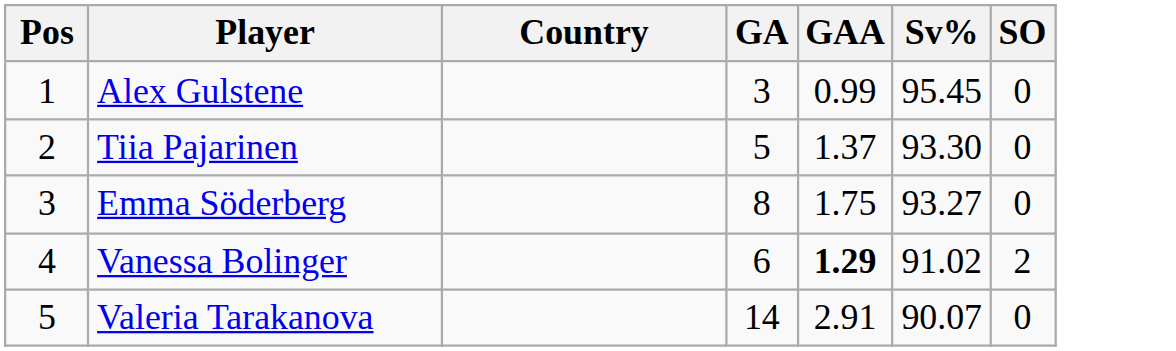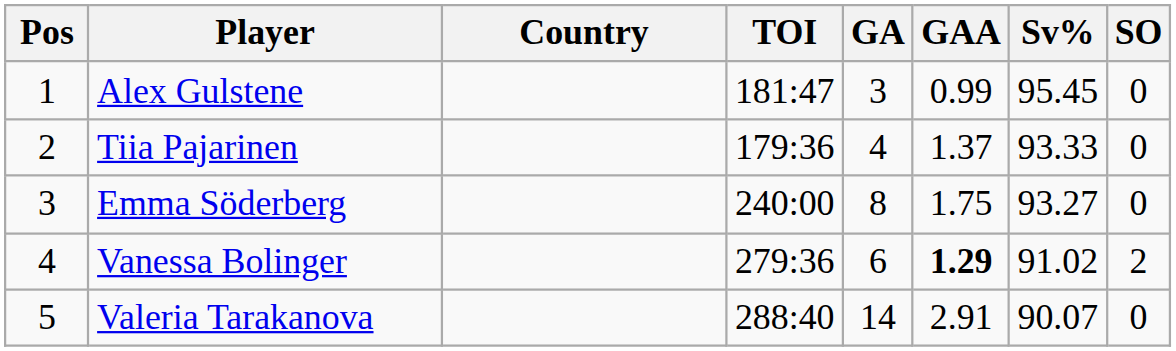+ column: (785, 32)
(762, 146) 5 -> (878, 146) 4
(942, 146) 93.30 -> (1058, 146) 93.33
